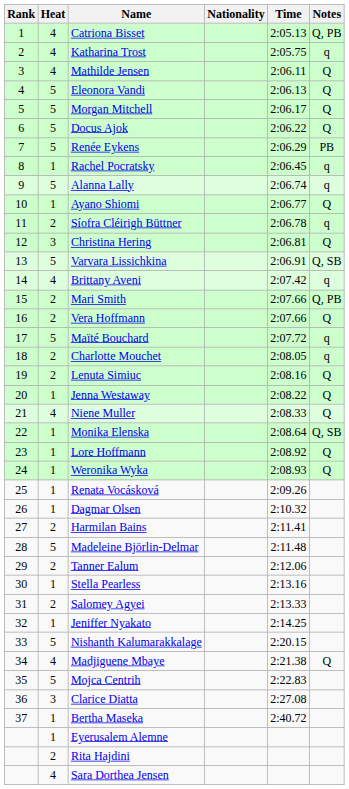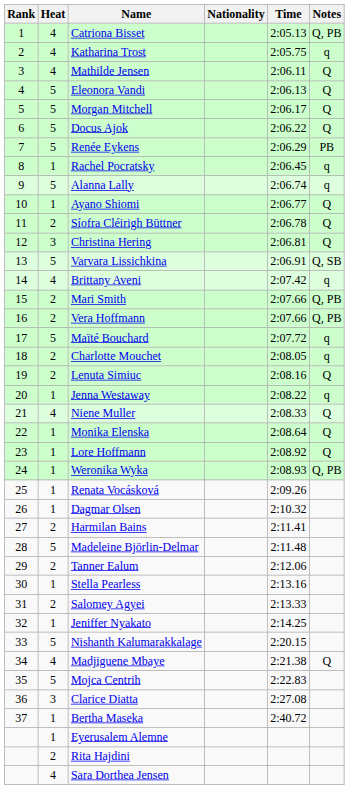(327, 223) q -> (327, 223) Q
(327, 318) Q -> (327, 318) Q, PB
(327, 394) Q -> (327, 394) q
(327, 432) Q, SB -> (327, 432) Q
(327, 470) Q -> (327, 470) Q, PB
